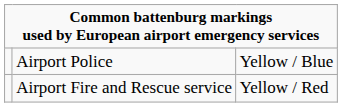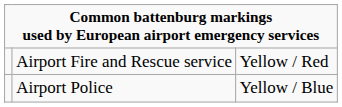rows swapped: (65, 61) <-> (124, 88)
